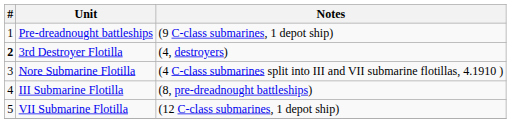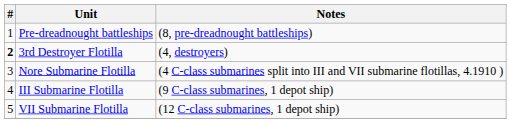(246, 33) (9 C-class submarines, 1 depot ship) -> (235, 33) (8, pre-dreadnought battleships)
(235, 90) (8, pre-dreadnought battleships) -> (246, 90) (9 C-class submarines, 1 depot ship)
